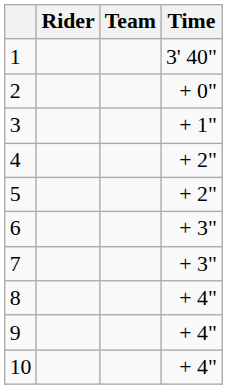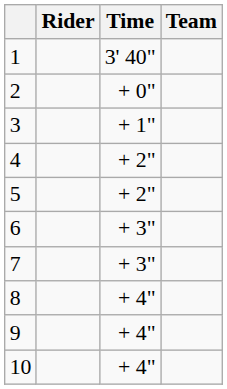columns swapped: (130, 21) <-> (191, 21)
